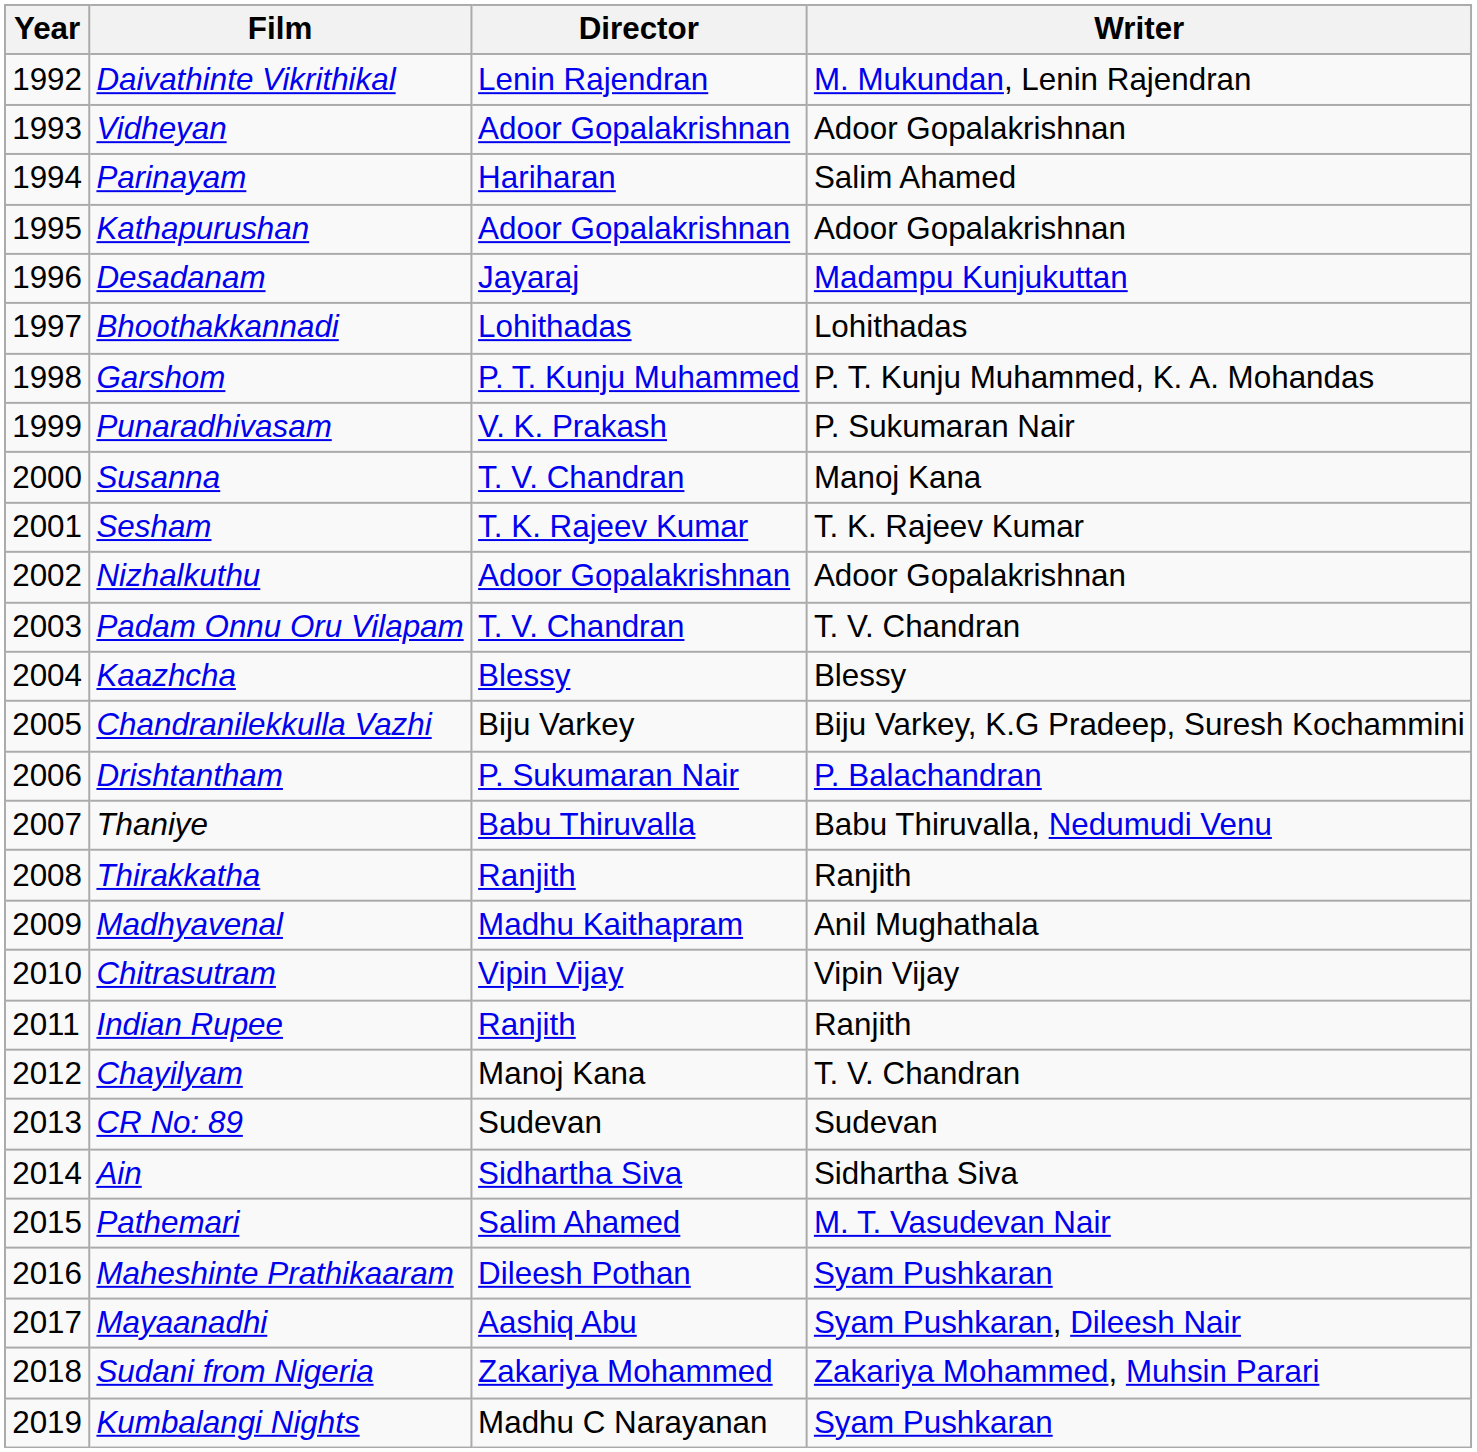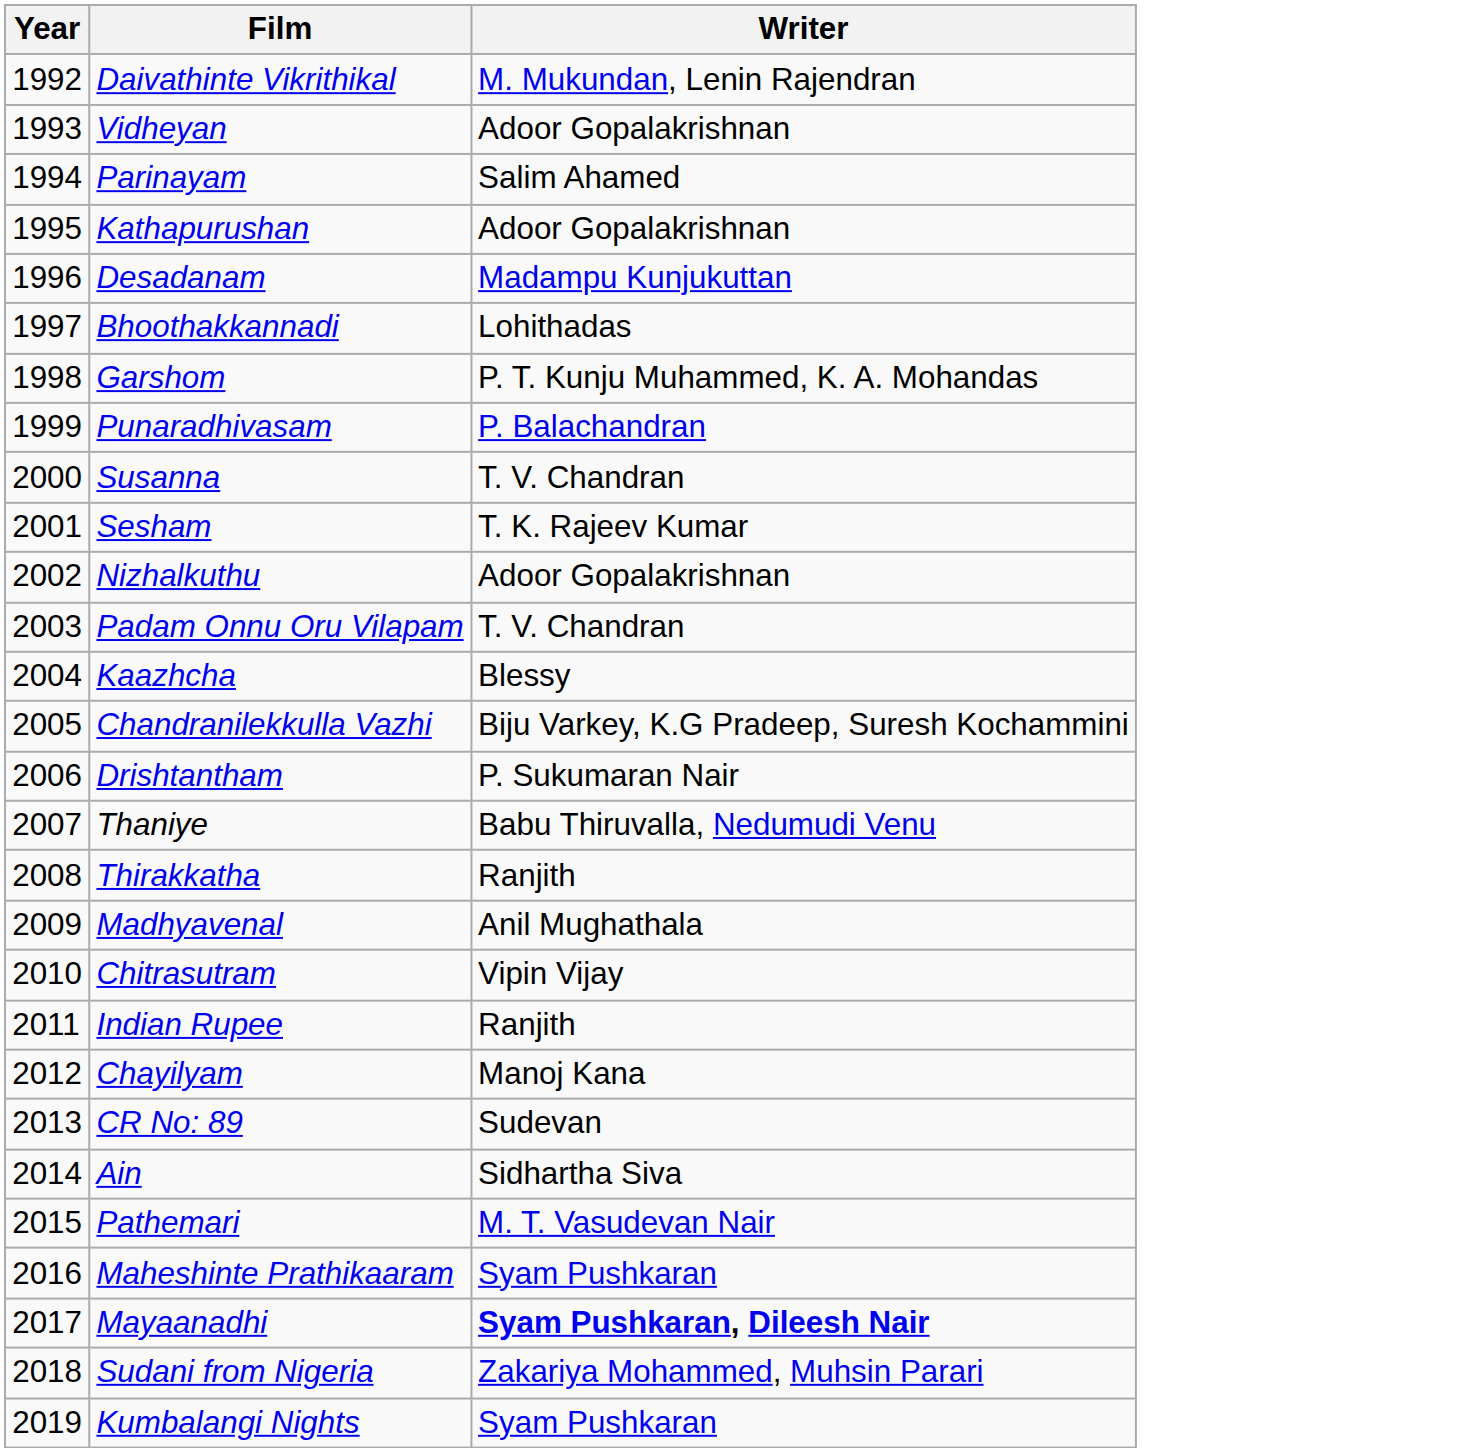- column: (639, 29)
(944, 427) P. Sukumaran Nair -> (592, 427) P. Balachandran
(898, 476) Manoj Kana -> (581, 476) T. V. Chandran
(928, 775) P. Balachandran -> (609, 775) P. Sukumaran Nair
(917, 1073) T. V. Chandran -> (562, 1073) Manoj Kana
(1027, 1322) normal -> (704, 1322) bold
